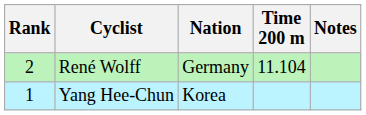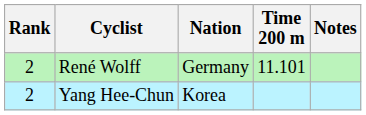(281, 67) 11.104 -> (281, 67) 11.101
(30, 95) 1 -> (30, 95) 2
